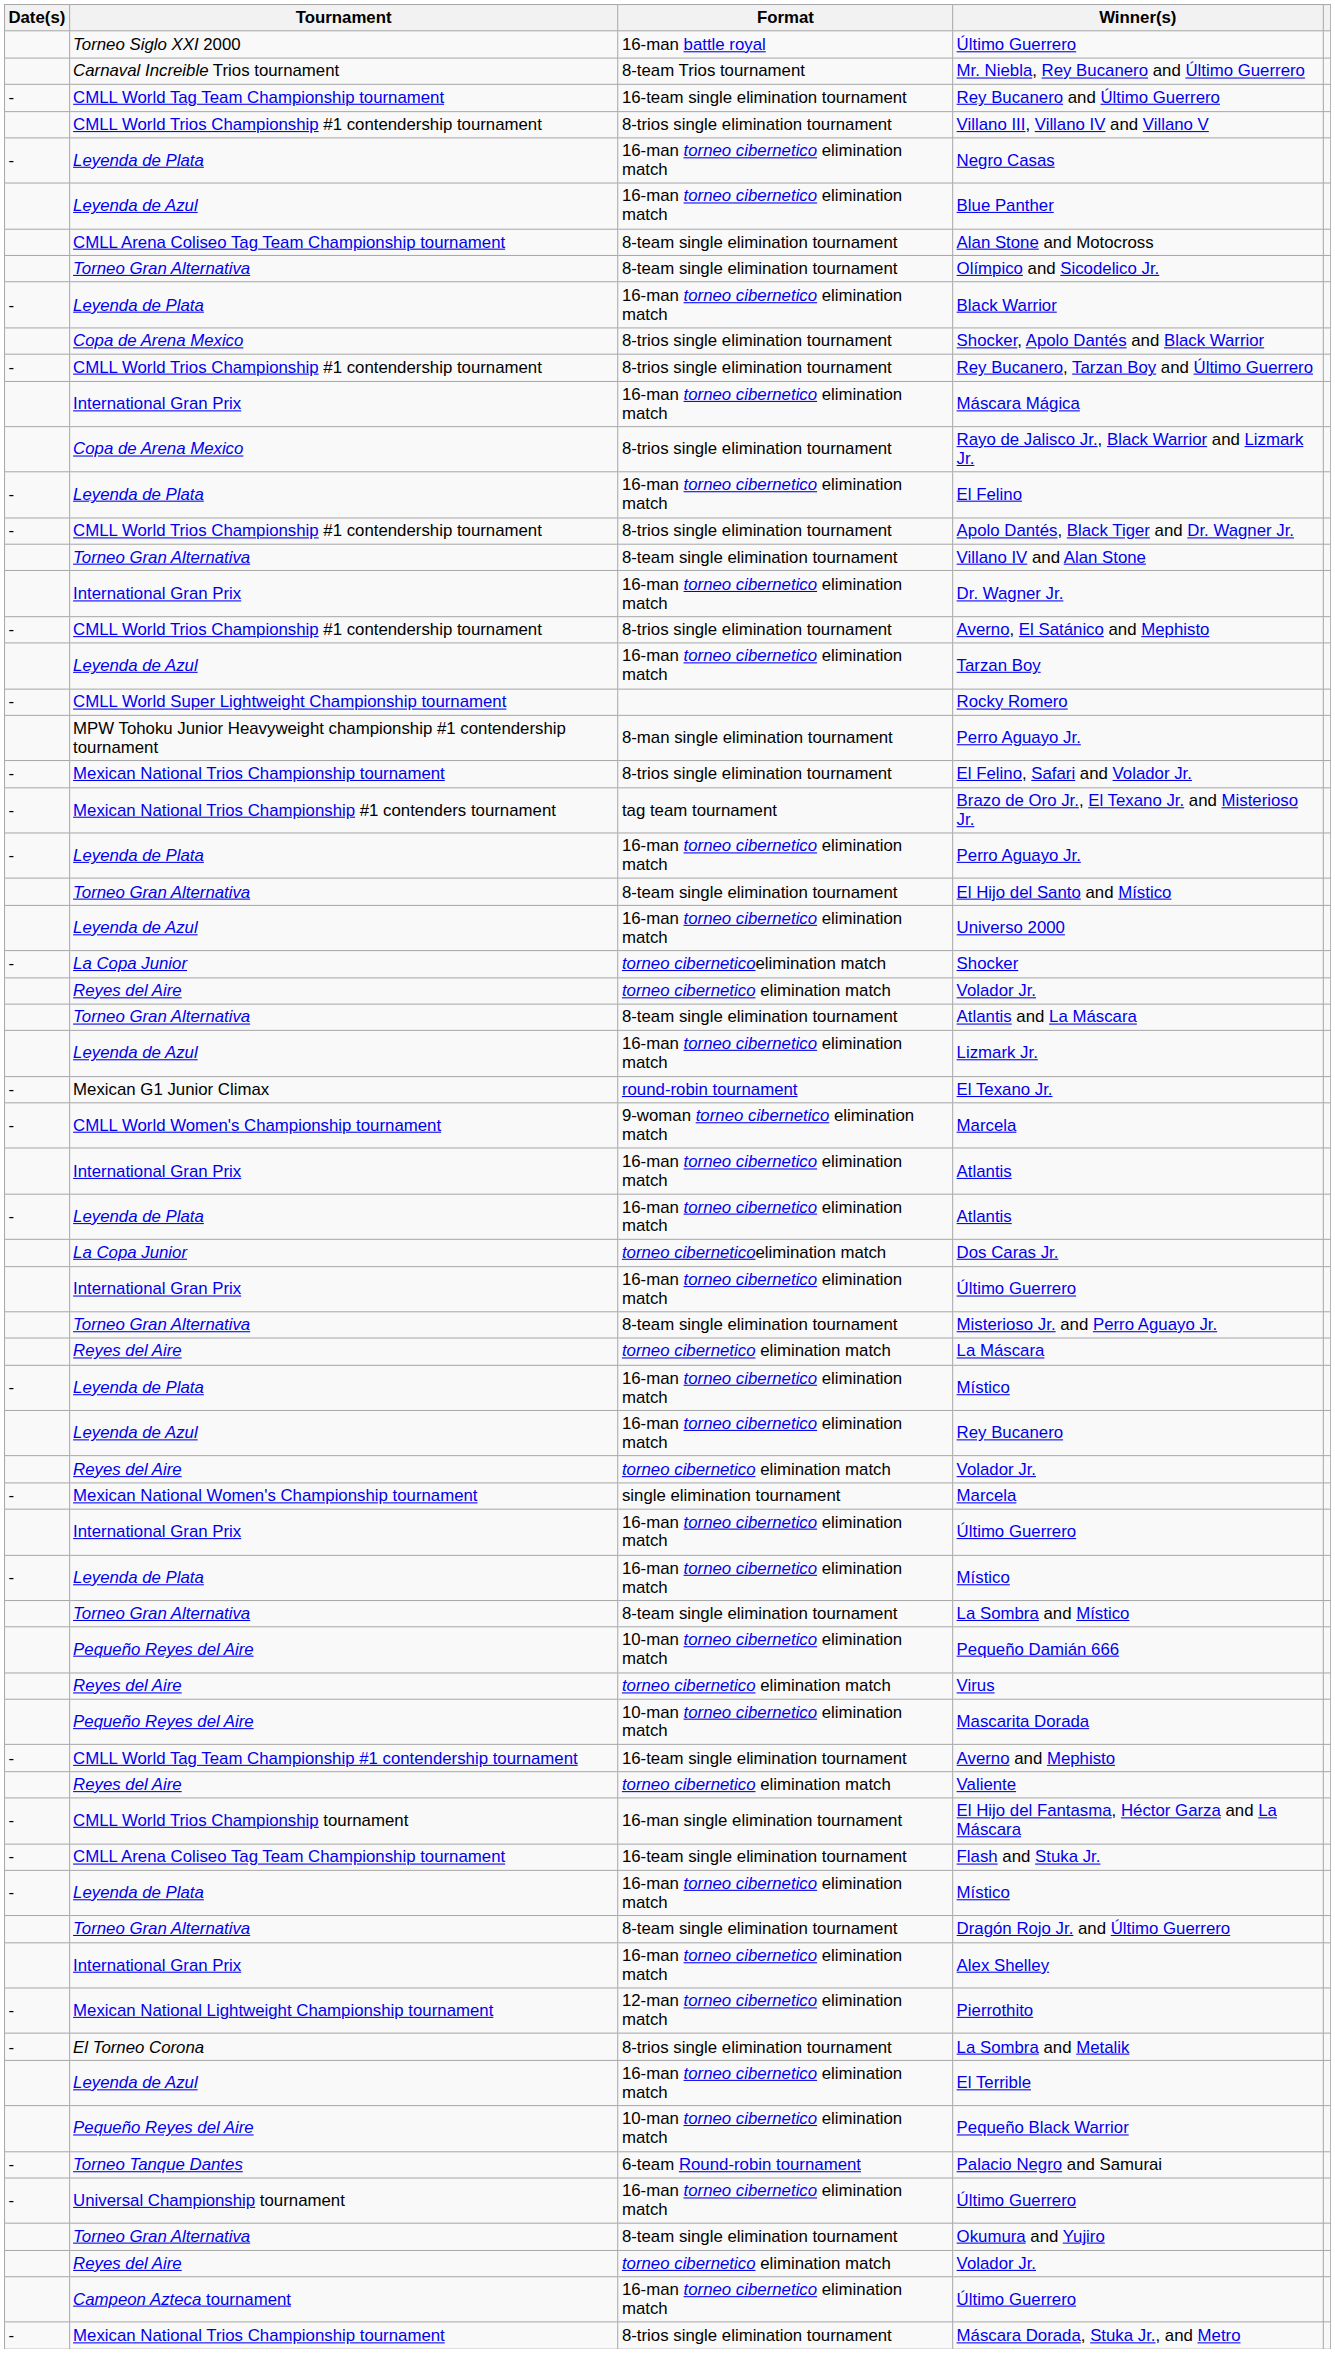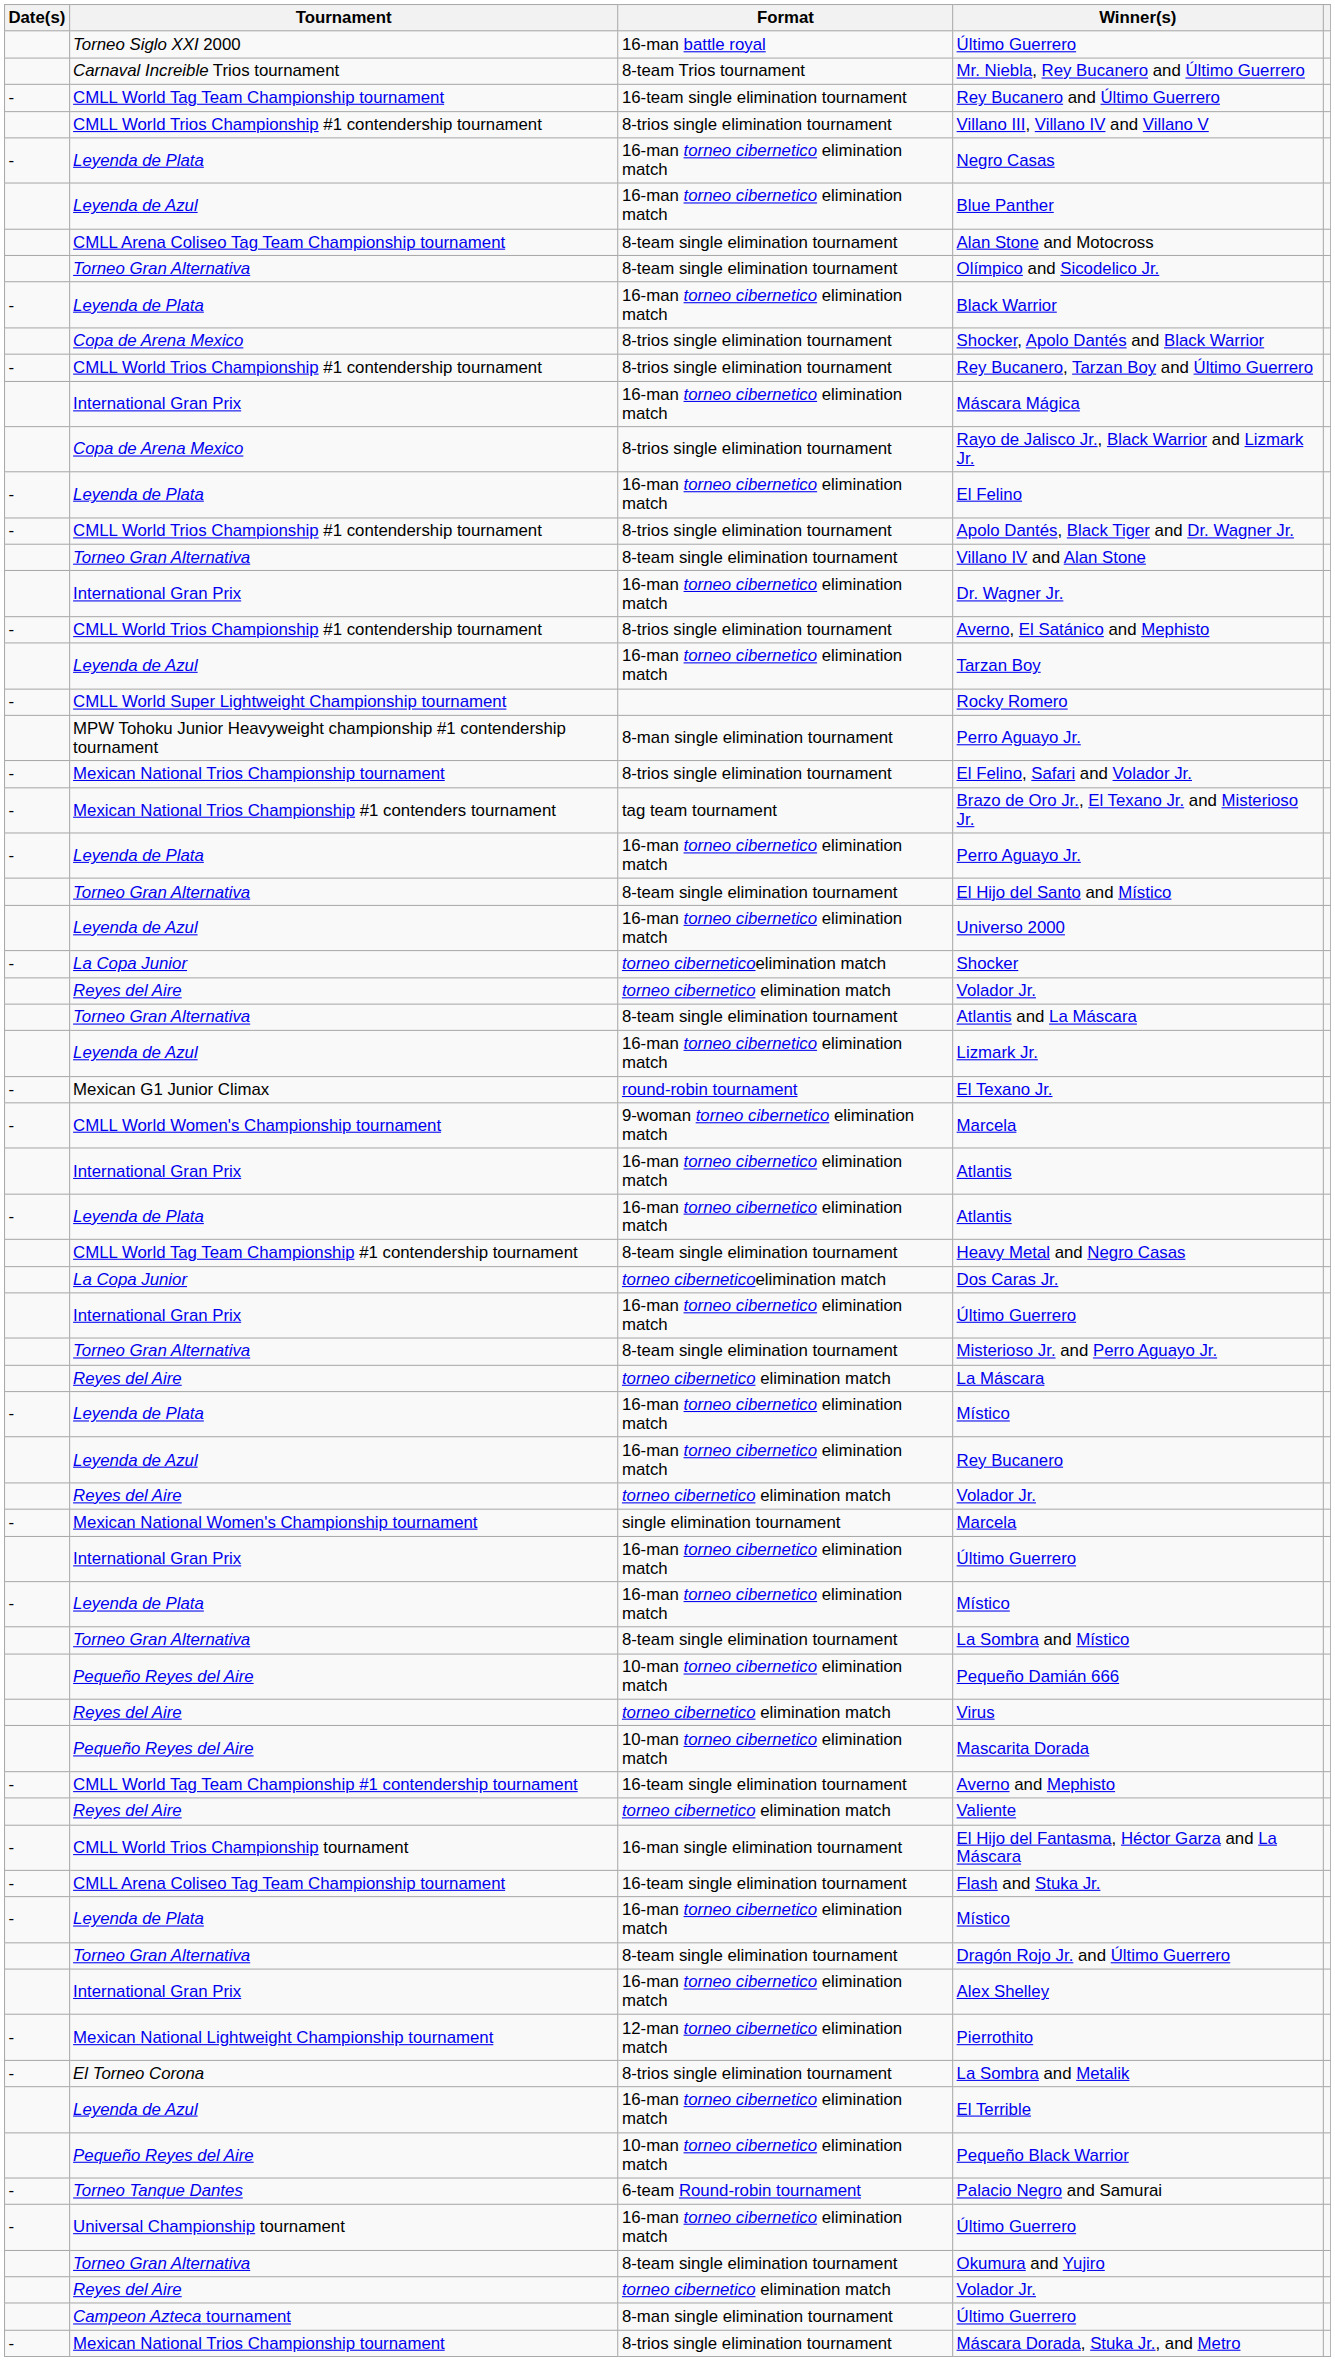+ row: (325, 1252)
(762, 2299) 16-man torneo cibernetico elimination match -> (757, 2316) 8-man single elimination tournament
